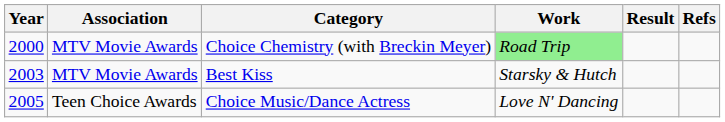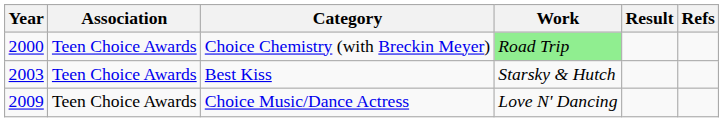(125, 46) MTV Movie Awards -> (124, 46) Teen Choice Awards
(125, 74) MTV Movie Awards -> (124, 74) Teen Choice Awards
(26, 102) 2005 -> (26, 102) 2009
